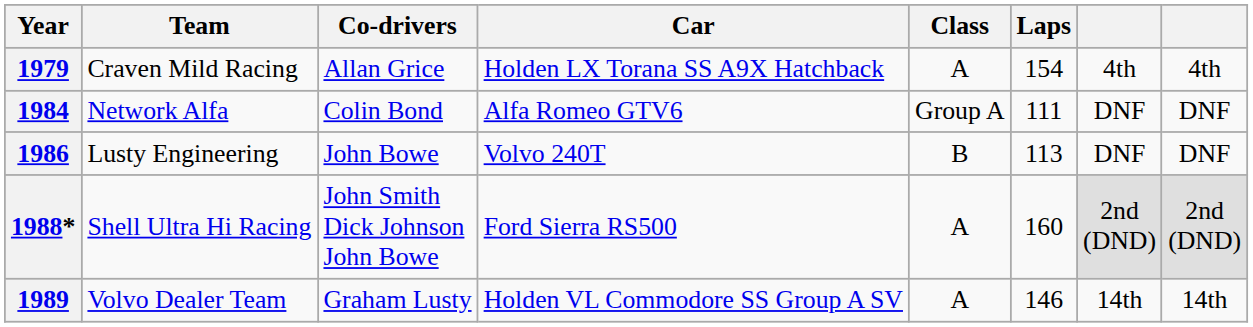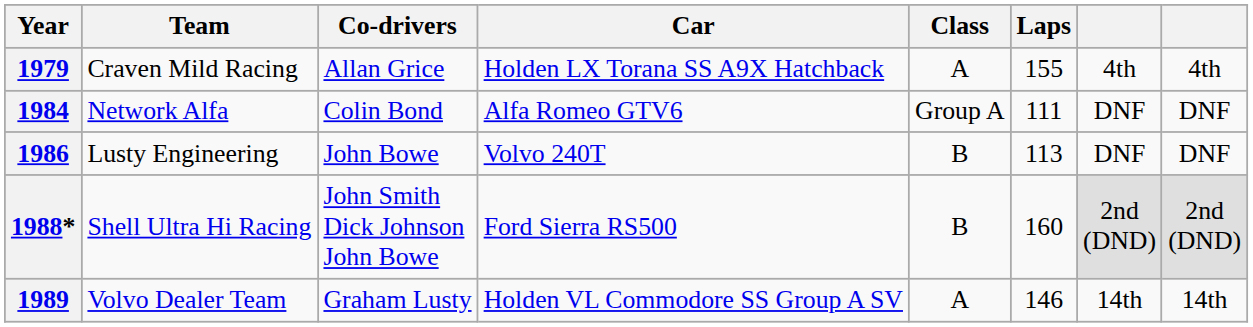(1044, 68) 154 -> (1044, 68) 155
(960, 226) A -> (960, 226) B
